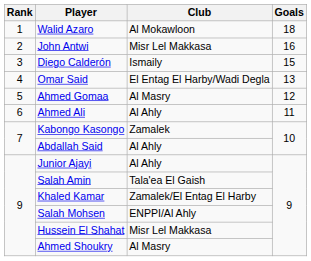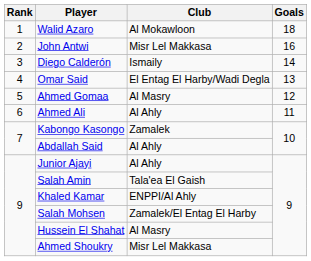(289, 63) 15 -> (289, 63) 14
(193, 197) Zamalek/El Entag El Harby -> (163, 197) ENPPI/Al Ahly
(163, 213) ENPPI/Al Ahly -> (193, 213) Zamalek/El Entag El Harby
(170, 230) Misr Lel Makkasa -> (150, 230) Al Masry
(150, 247) Al Masry -> (170, 247) Misr Lel Makkasa
